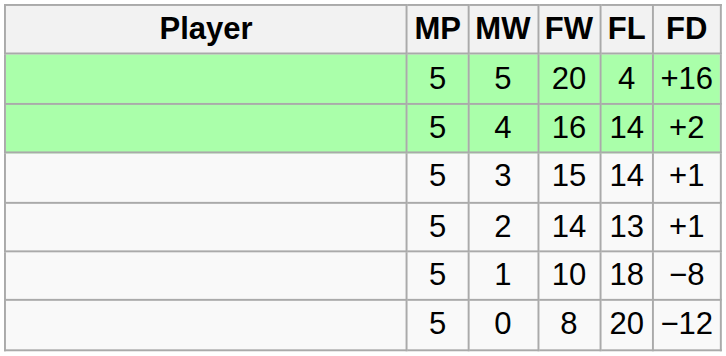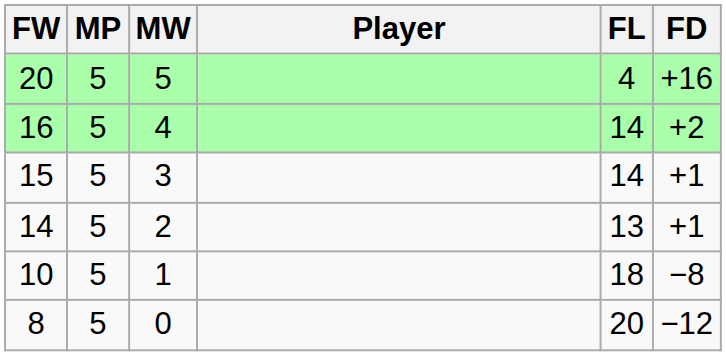columns swapped: (206, 29) <-> (569, 29)
